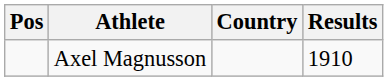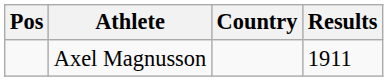(330, 57) 1910 -> (330, 57) 1911
